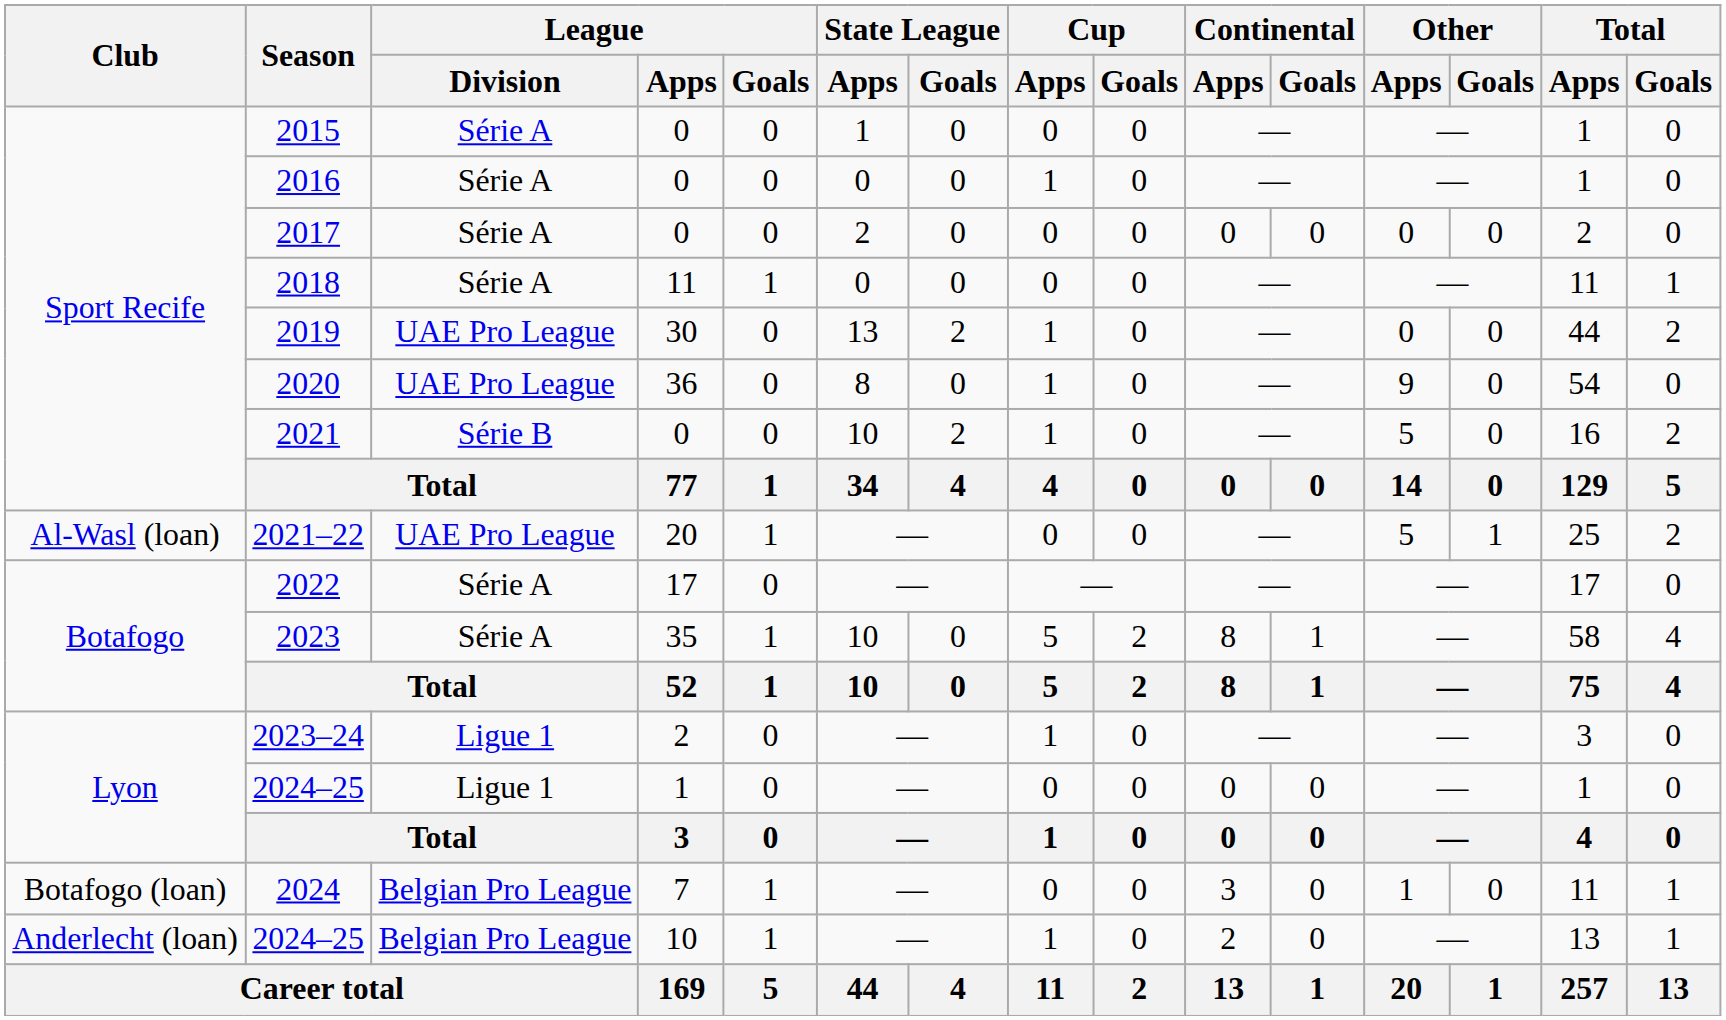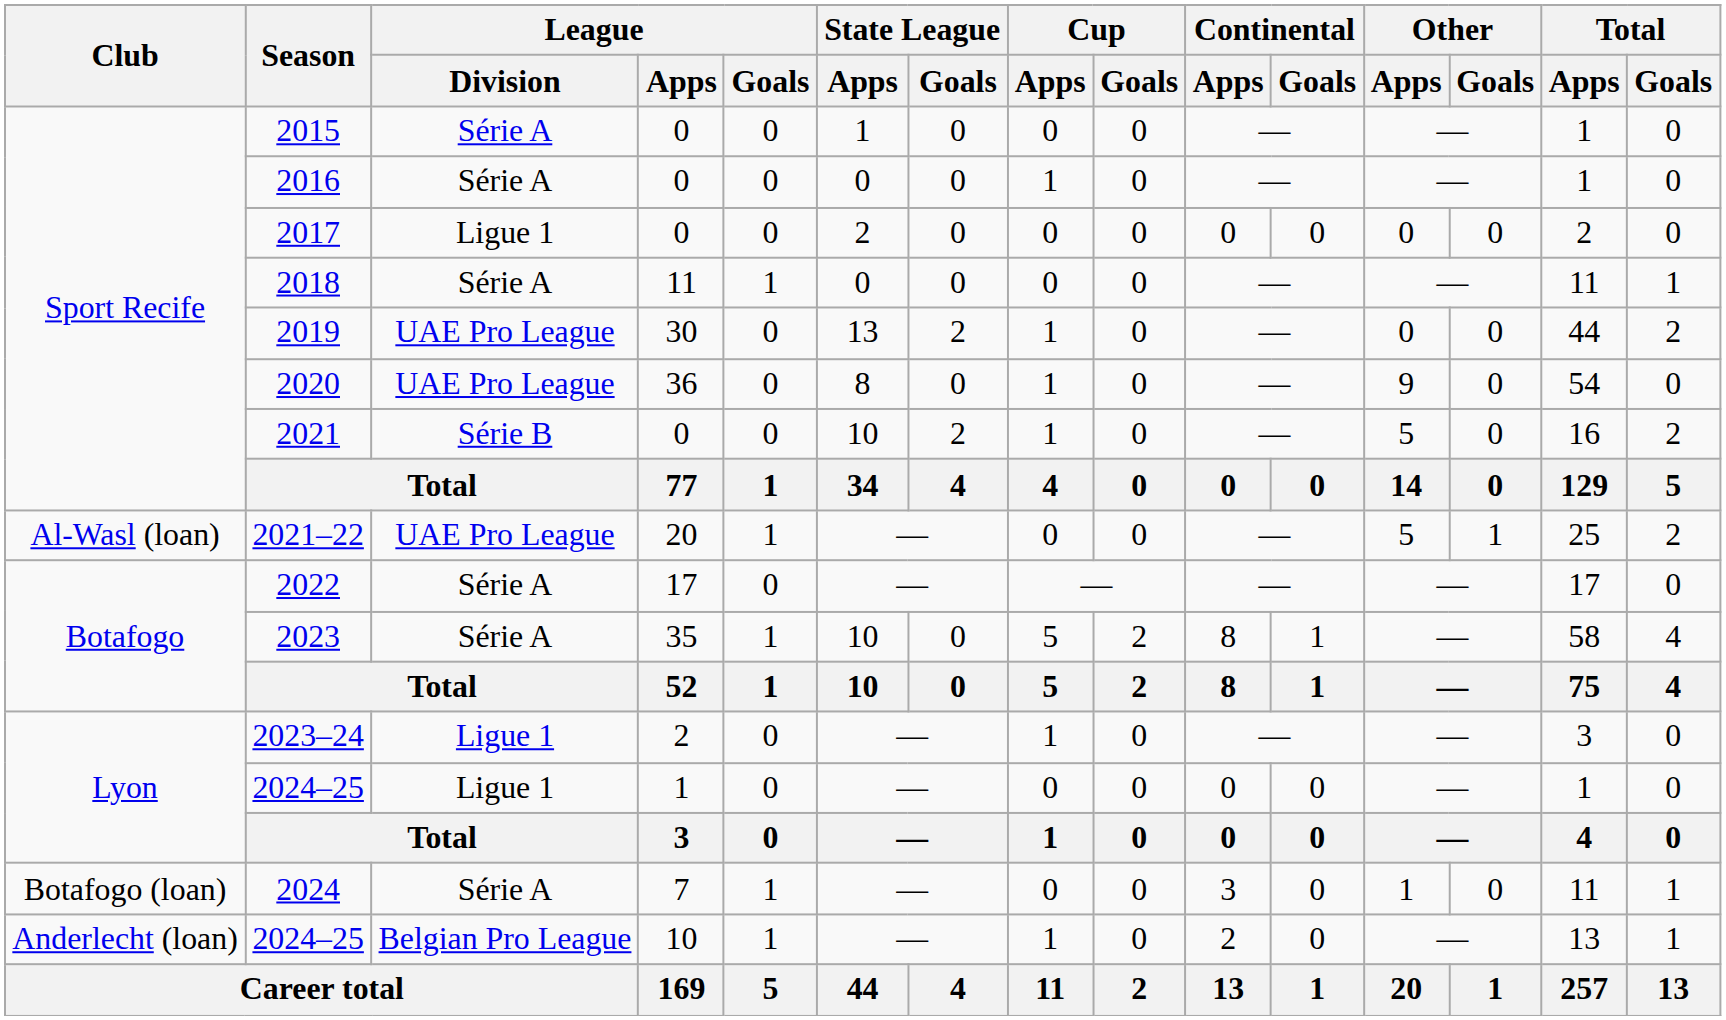(505, 231) Série A -> (505, 231) Ligue 1
(505, 888) Belgian Pro League -> (505, 888) Série A
